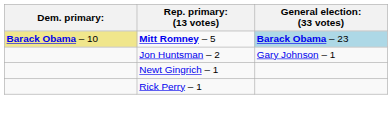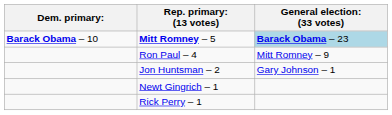(52, 39) khaki background -> (52, 39) no background
+ row: (168, 54)
